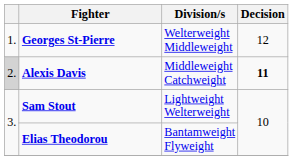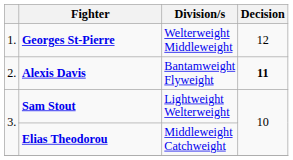(12, 73) lightgrey background -> (12, 73) no background
(198, 73) Middleweight Catchweight -> (200, 73) Bantamweight Flyweight
(200, 139) Bantamweight Flyweight -> (198, 139) Middleweight Catchweight
